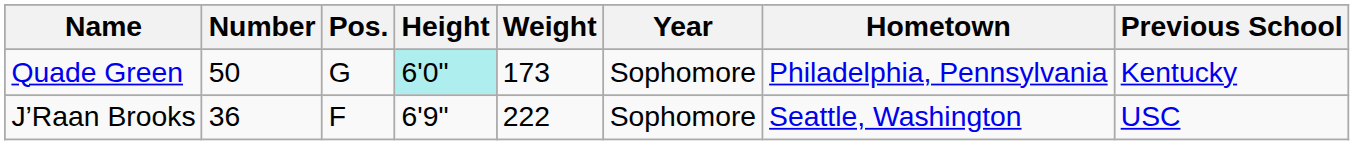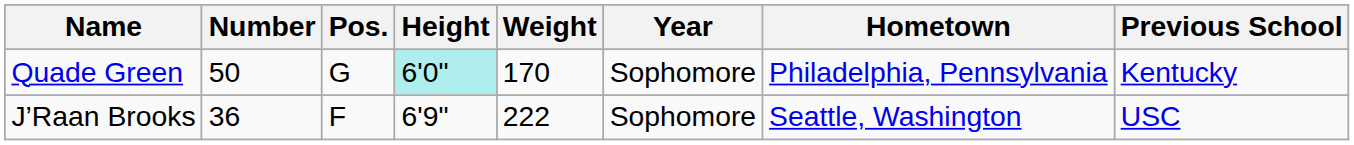(526, 71) 173 -> (526, 71) 170
